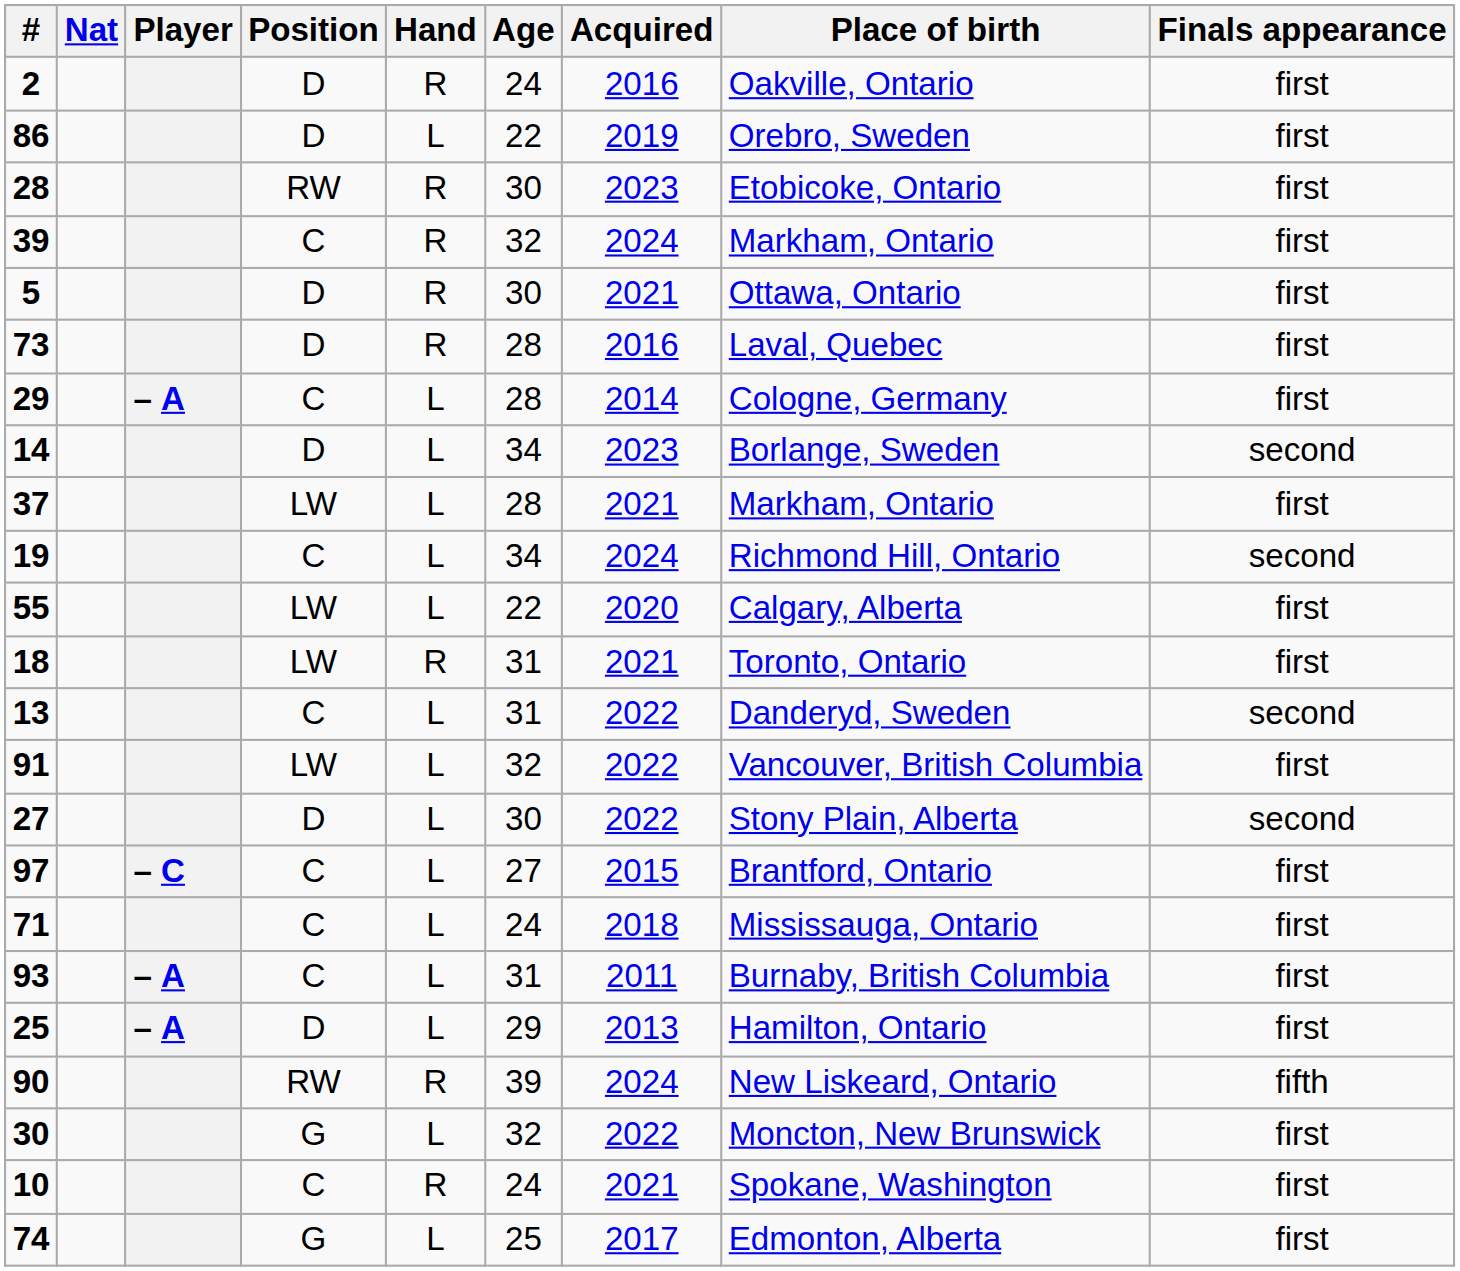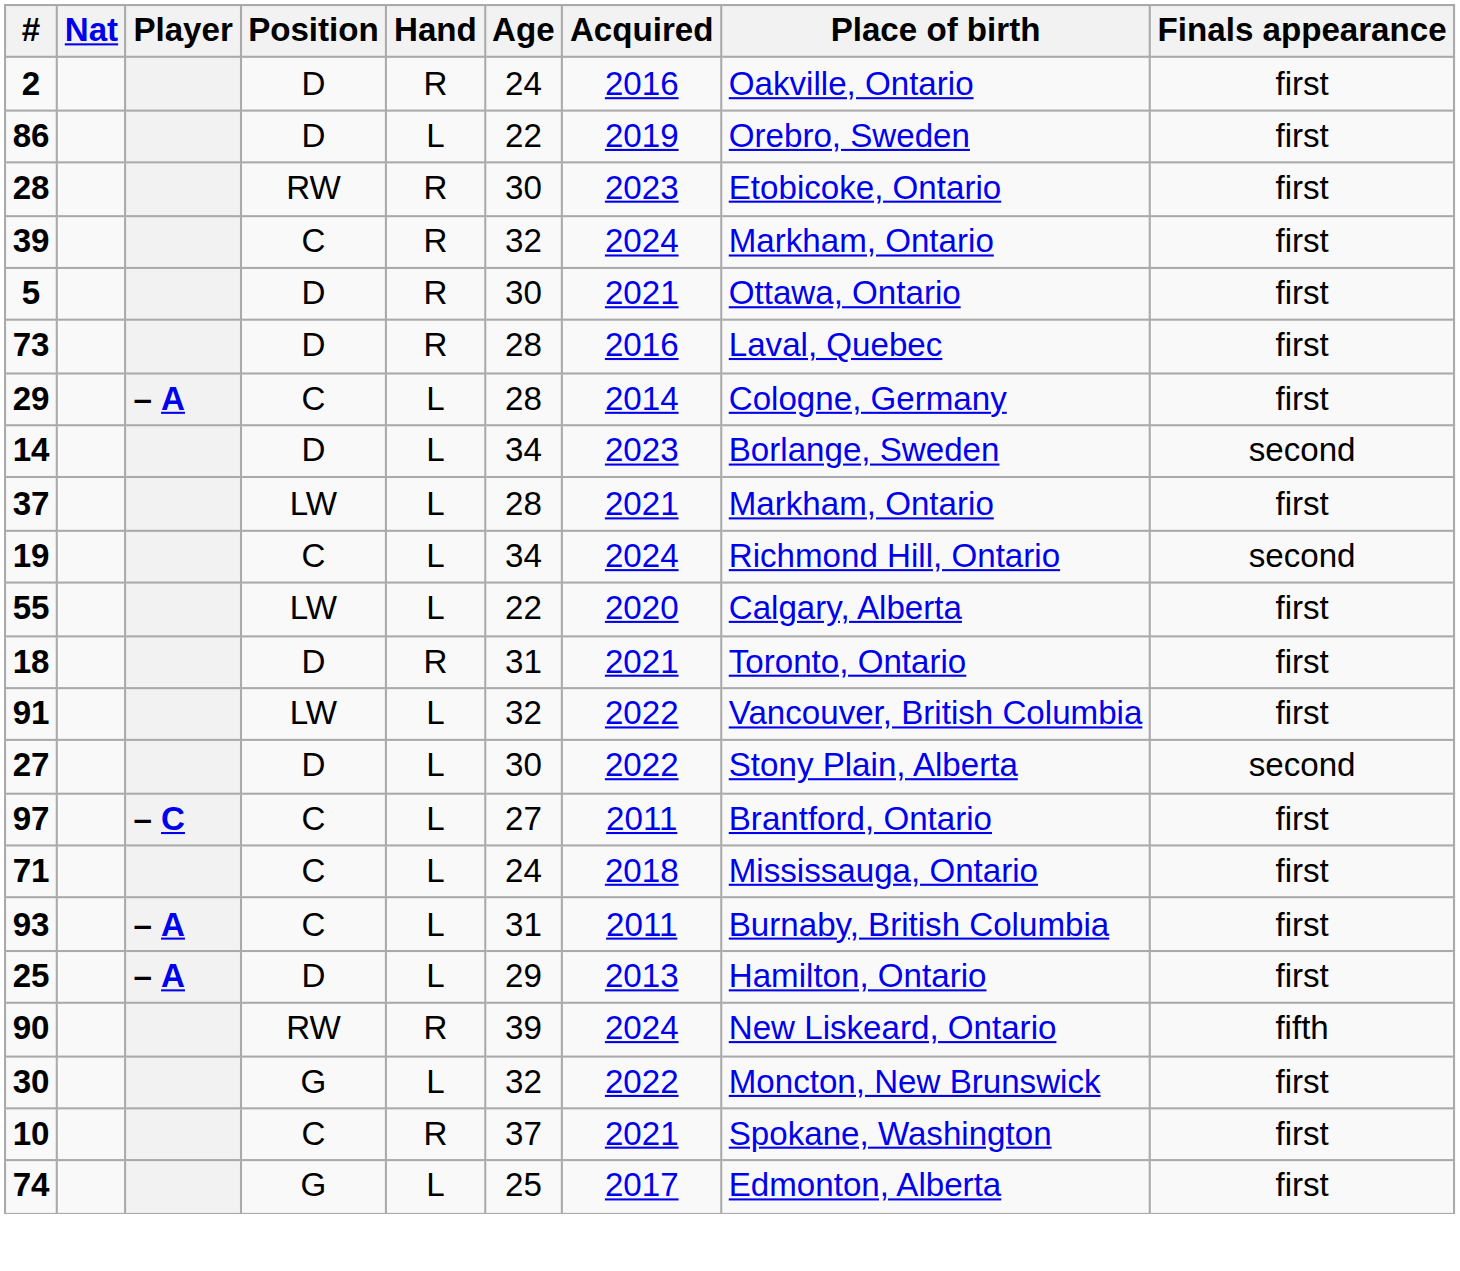(313, 661) LW -> (313, 661) D
- row: (31, 713)
(642, 871) 2015 -> (642, 818) 2011
(523, 1186) 24 -> (523, 1133) 37
